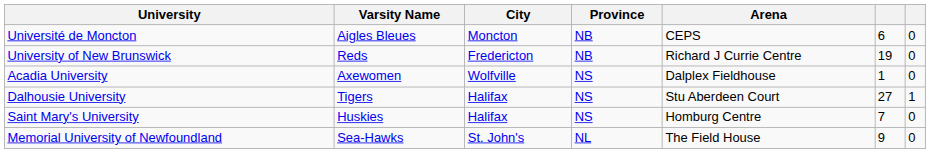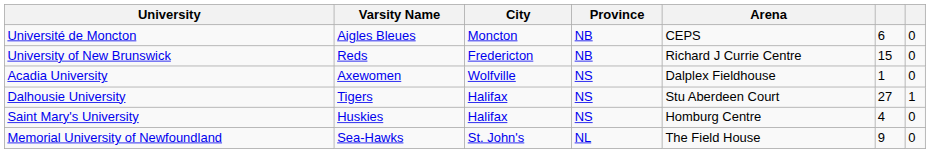(885, 55) 19 -> (885, 55) 15
(881, 117) 7 -> (881, 117) 4
